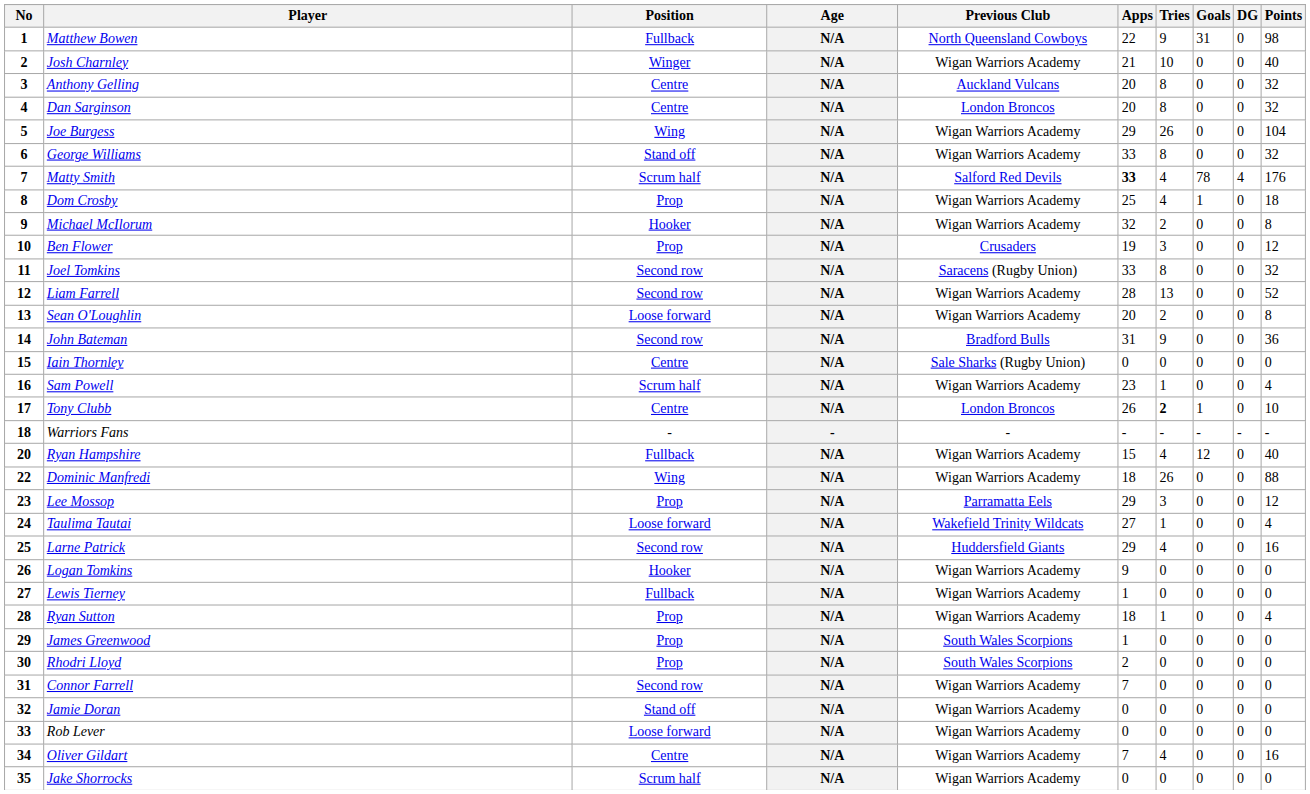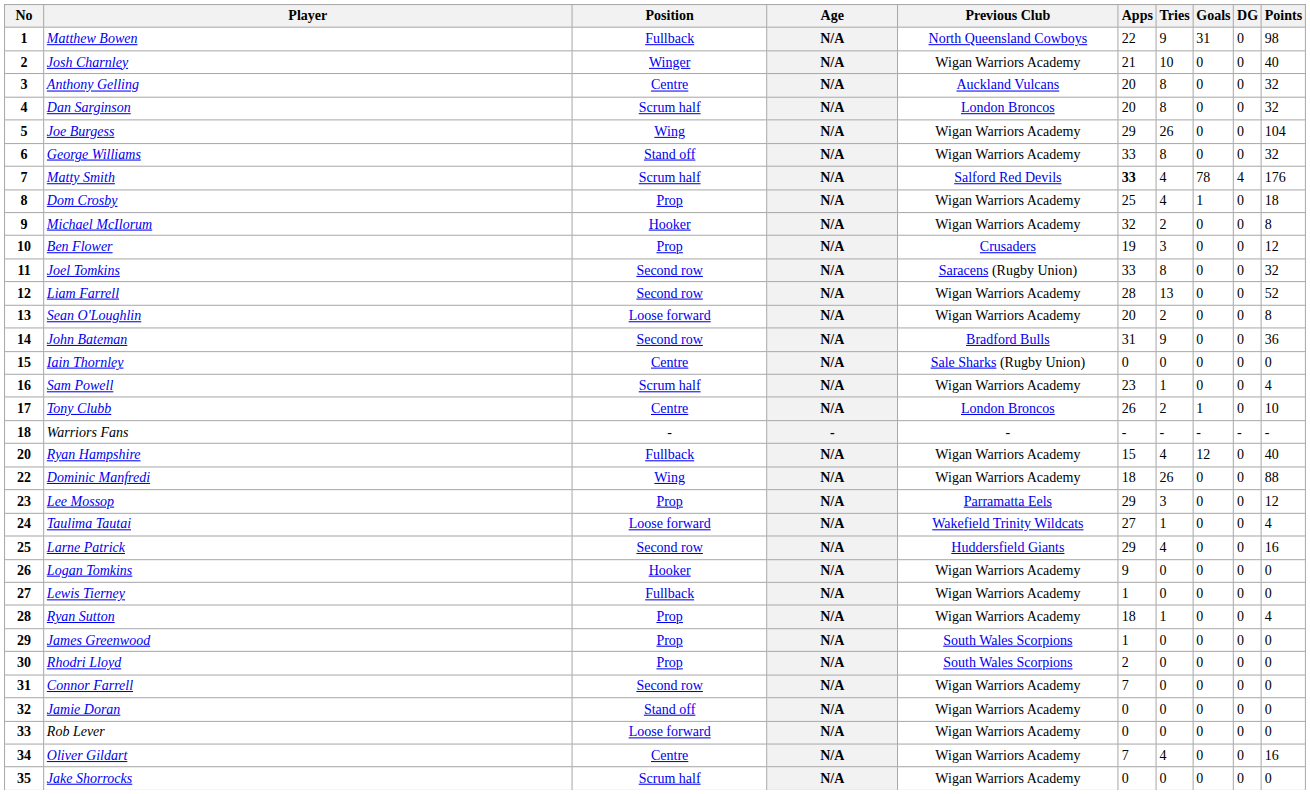(670, 108) Centre -> (670, 108) Scrum half
(1163, 408) bold -> (1163, 408) normal
